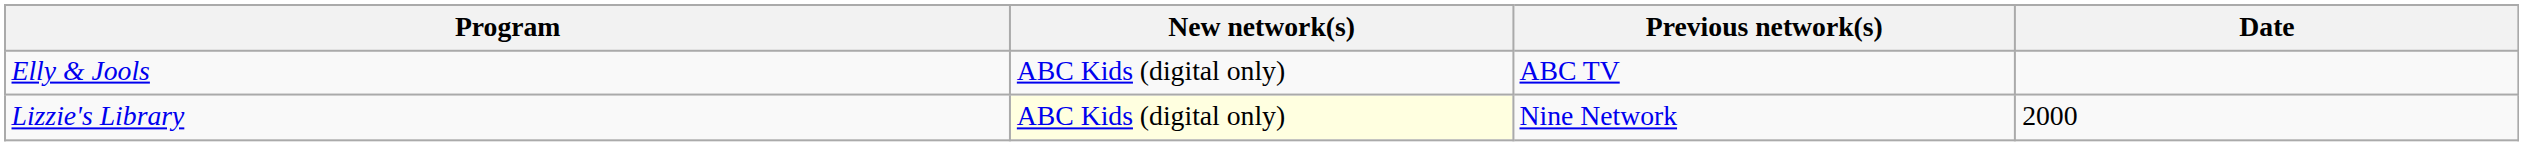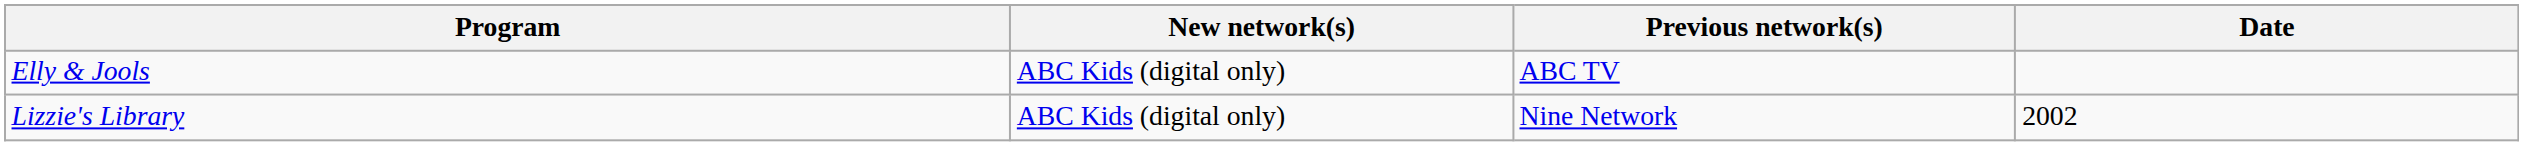(1151, 116) lightyellow background -> (1151, 116) no background
(2050, 116) 2000 -> (2050, 116) 2002
